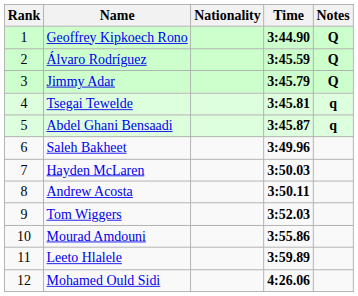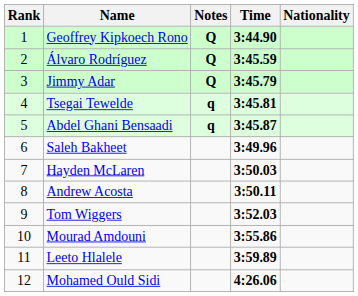columns swapped: (227, 15) <-> (333, 15)
